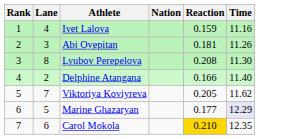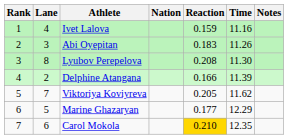+ column: (269, 12)
(205, 45) 0.181 -> (205, 45) 0.183
(241, 77) 11.40 -> (241, 77) 11.39
(241, 110) lavender background -> (241, 110) no background
